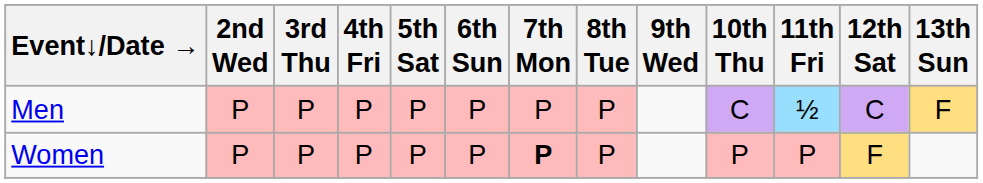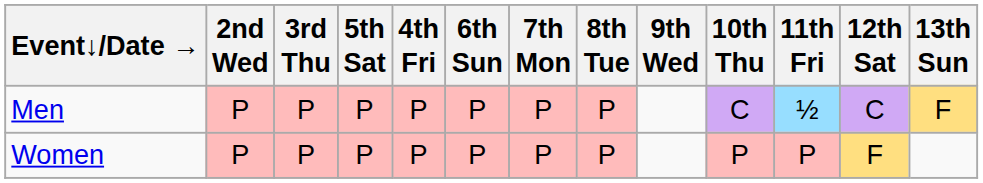columns swapped: (364, 45) <-> (418, 45)
(543, 155) bold -> (543, 155) normal
